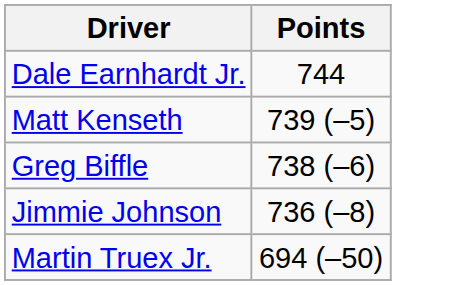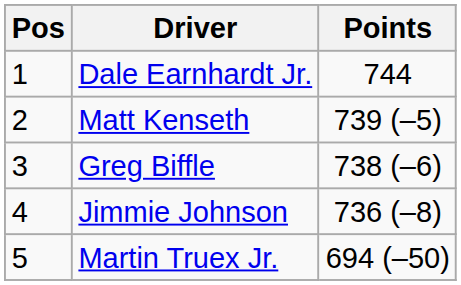+ column: (38, 28)
